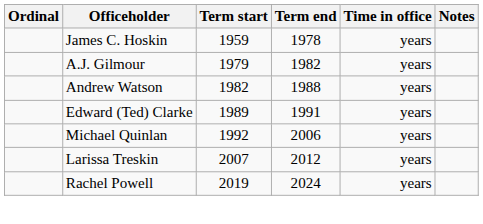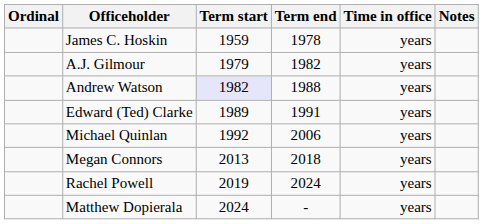(234, 87) no background -> (234, 87) lavender background
- row: (112, 159)
+ row: (114, 159)
+ row: (124, 207)
